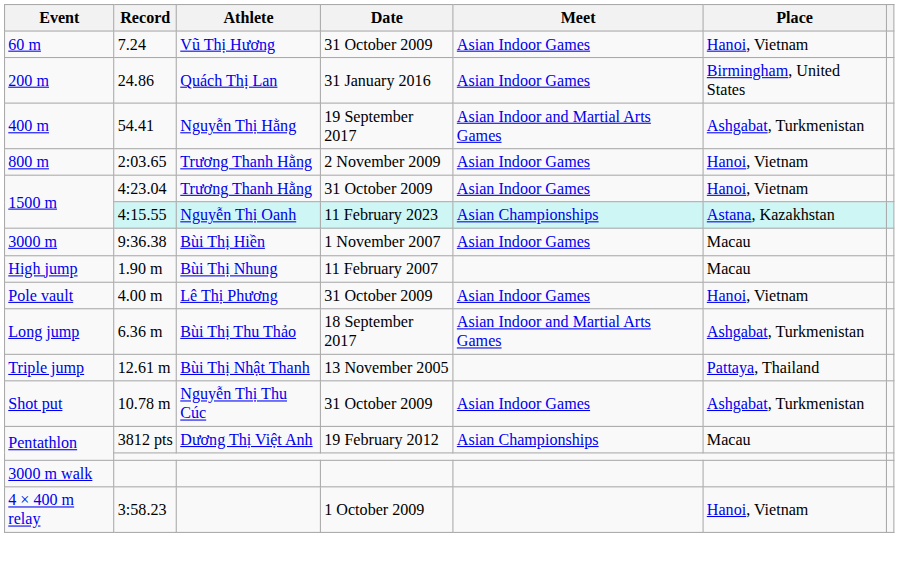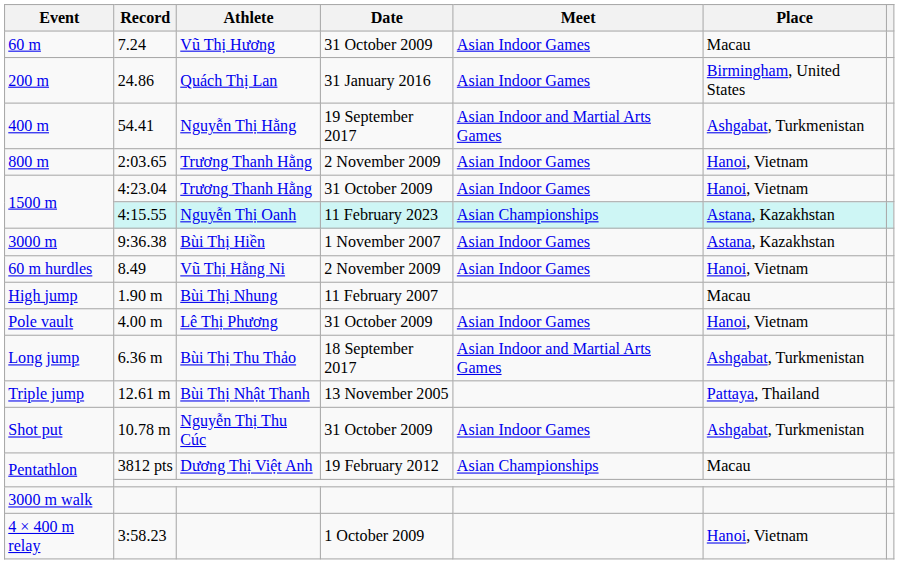(758, 44) Hanoi, Vietnam -> (729, 44) Macau
(729, 242) Macau -> (771, 242) Astana, Kazakhstan
+ row: (50, 268)
